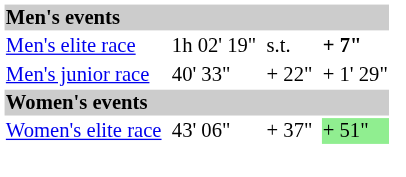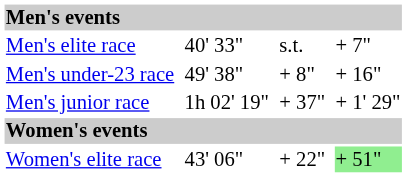(214, 45) 1h 02' 19" -> (214, 45) 40' 33"
(342, 45) bold -> (353, 45) normal
+ row: (90, 74)
(201, 74) 40' 33" -> (227, 102) 1h 02' 19"
(289, 74) + 22" -> (302, 102) + 37"
(289, 130) + 37" -> (302, 159) + 22"
